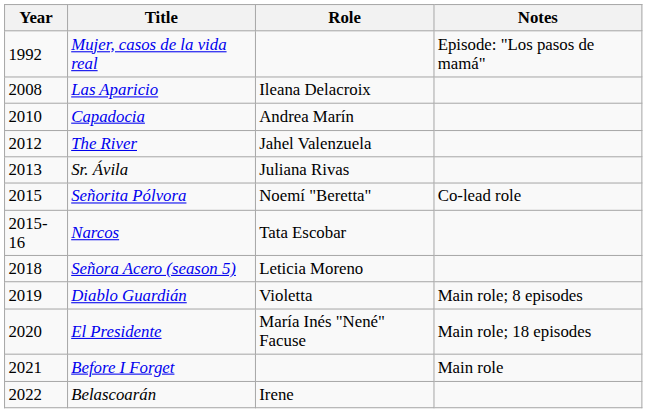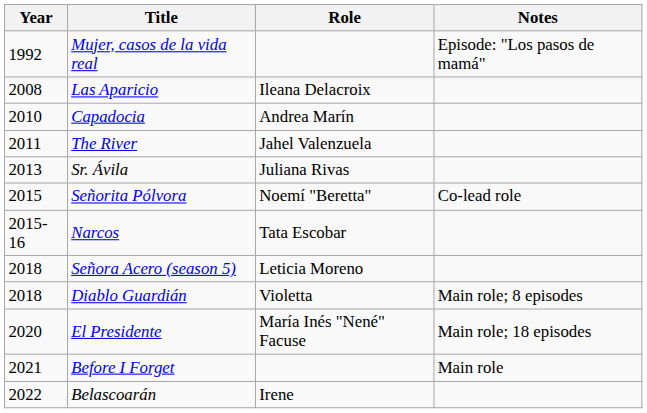(25, 143) 2012 -> (25, 143) 2011
(25, 295) 2019 -> (25, 295) 2018
